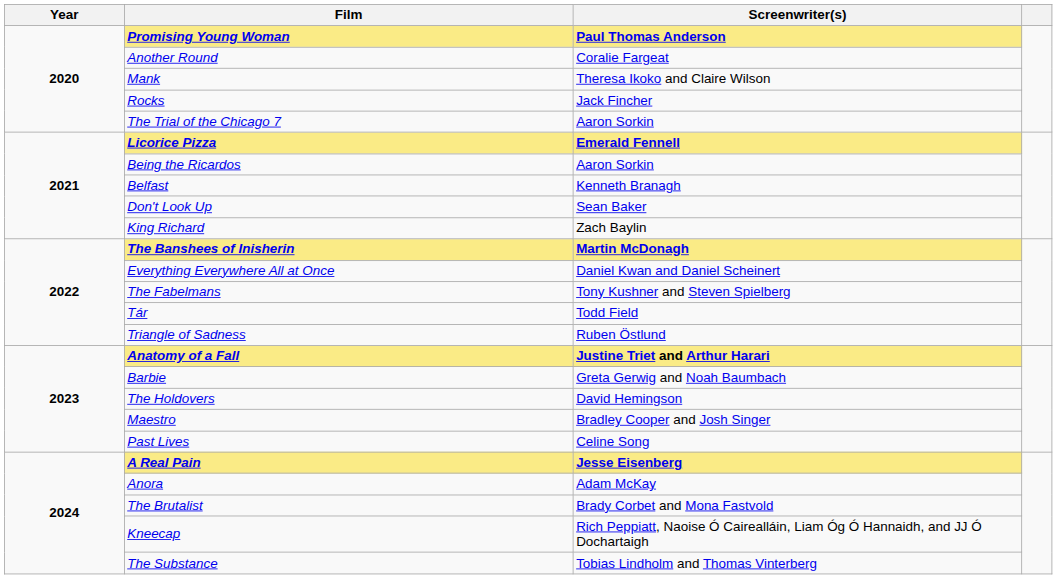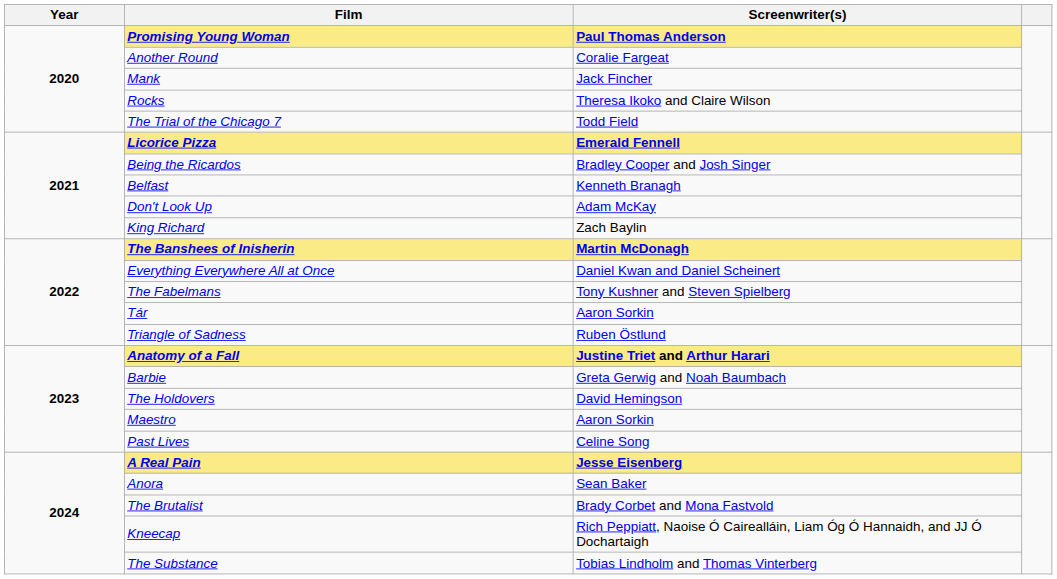(673, 79) Theresa Ikoko and Claire Wilson -> (614, 79) Jack Fincher
(614, 100) Jack Fincher -> (673, 100) Theresa Ikoko and Claire Wilson
(615, 121) Aaron Sorkin -> (607, 121) Todd Field
(615, 164) Aaron Sorkin -> (673, 164) Bradley Cooper and Josh Singer
(611, 206) Sean Baker -> (616, 206) Adam McKay
(607, 313) Todd Field -> (615, 313) Aaron Sorkin
(673, 420) Bradley Cooper and Josh Singer -> (615, 420) Aaron Sorkin
(616, 484) Adam McKay -> (611, 484) Sean Baker
